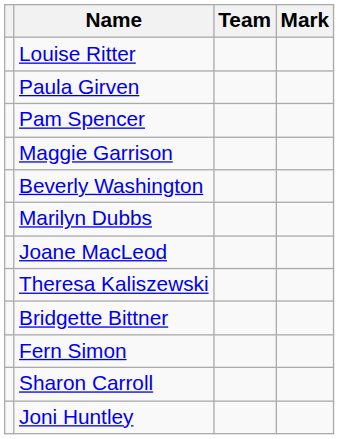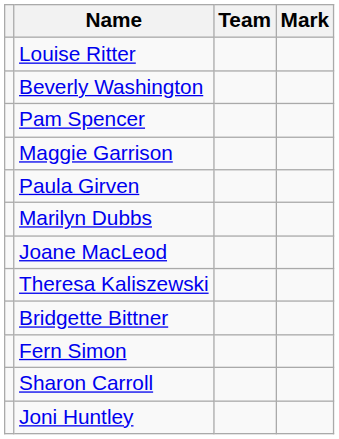rows swapped: (79, 86) <-> (111, 185)
